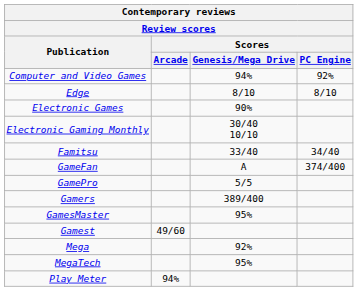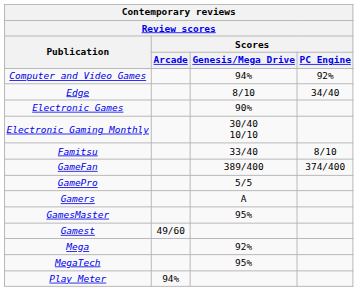(325, 92) 8/10 -> (325, 92) 34/40
(325, 151) 34/40 -> (325, 151) 8/10
(244, 167) A -> (244, 167) 389/400
(244, 199) 389/400 -> (244, 199) A
